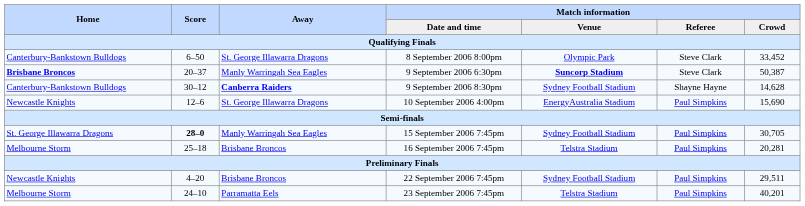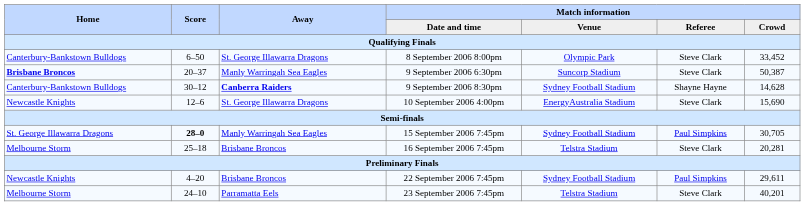(589, 72) bold -> (589, 72) normal
(701, 102) Paul Simpkins -> (701, 102) Steve Clark
(701, 148) Paul Simpkins -> (701, 148) Steve Clark
(772, 178) 29,511 -> (772, 178) 29,611
(701, 193) Paul Simpkins -> (701, 193) Steve Clark
